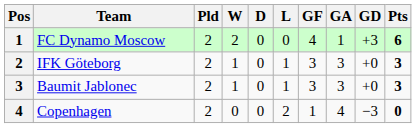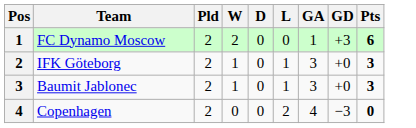- column: (312, 16)
